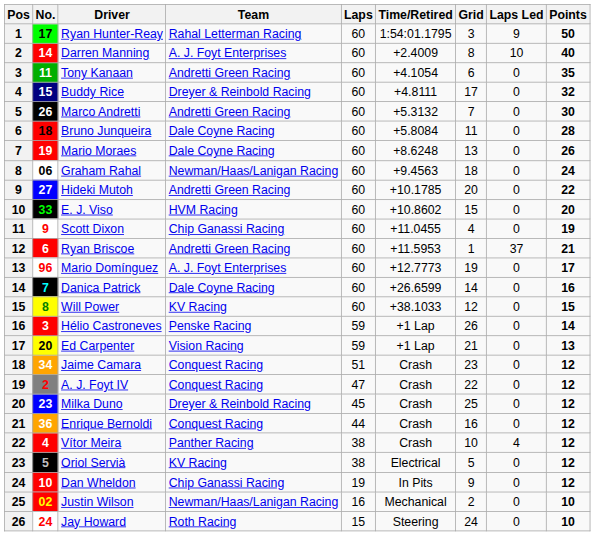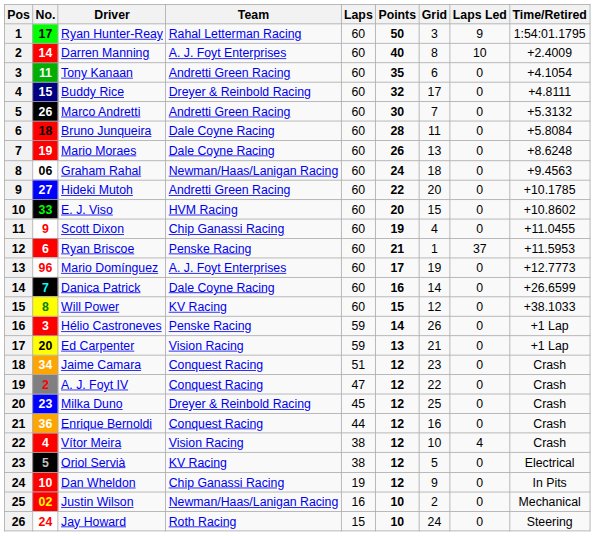columns swapped: (416, 14) <-> (568, 14)
(230, 248) Andretti Green Racing -> (210, 248) Penske Racing
(211, 443) Panther Racing -> (206, 443) Vision Racing
